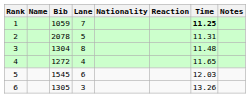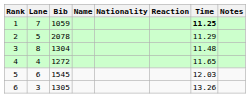columns swapped: (83, 11) <-> (38, 11)
(205, 36) 11.31 -> (205, 36) 11.29
